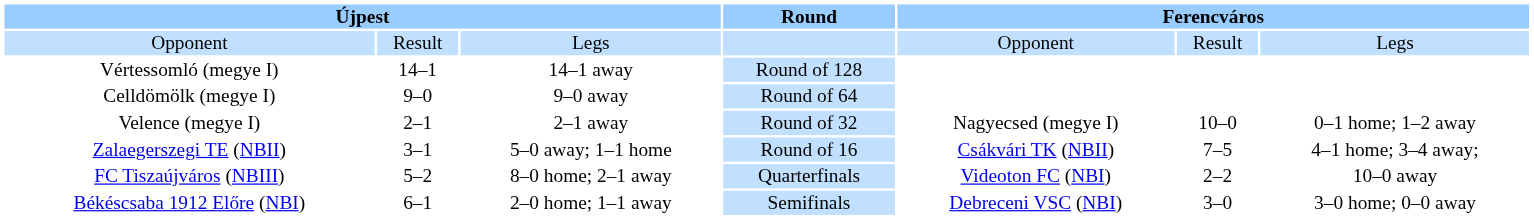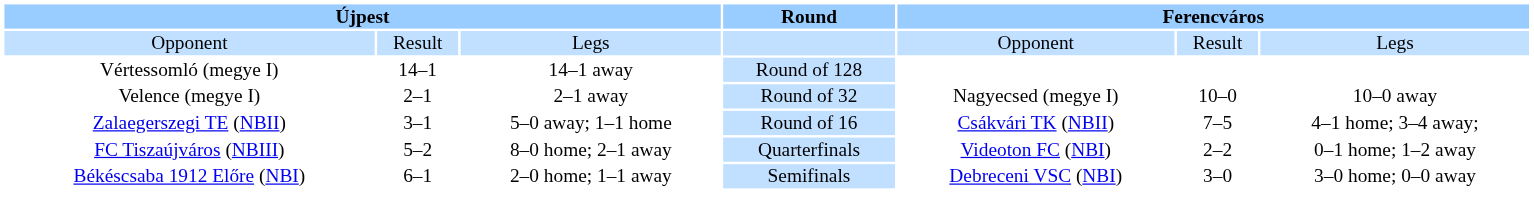- row: (189, 96)
(1395, 122) 0–1 home; 1–2 away -> (1395, 96) 10–0 away
(1395, 176) 10–0 away -> (1395, 149) 0–1 home; 1–2 away
